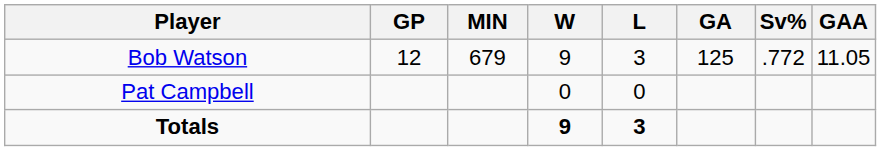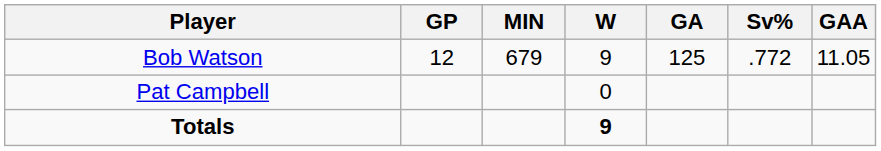- column: (639, 22)
